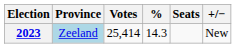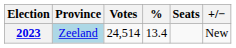(123, 33) 25,414 -> (123, 33) 24,514
(156, 33) 14.3 -> (156, 33) 13.4
